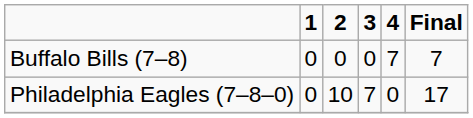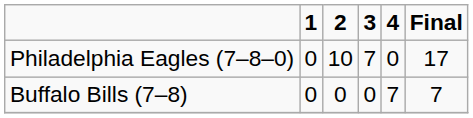rows swapped: (99, 58) <-> (152, 94)
